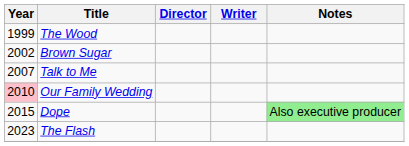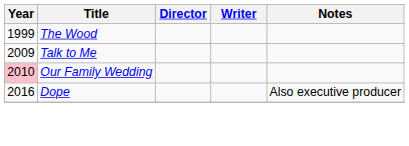- row: (76, 53)
(21, 72) 2007 -> (21, 53) 2009
(21, 111) 2015 -> (21, 92) 2016
(335, 111) lightgreen background -> (335, 92) no background
- row: (68, 131)
